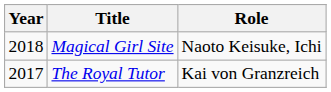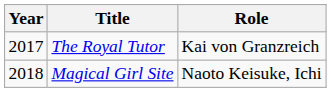rows swapped: (108, 73) <-> (113, 45)
